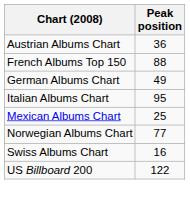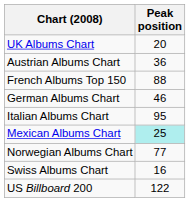+ row: (51, 44)
(160, 80) 49 -> (160, 98) 46
(160, 116) no background -> (160, 134) paleturquoise background
